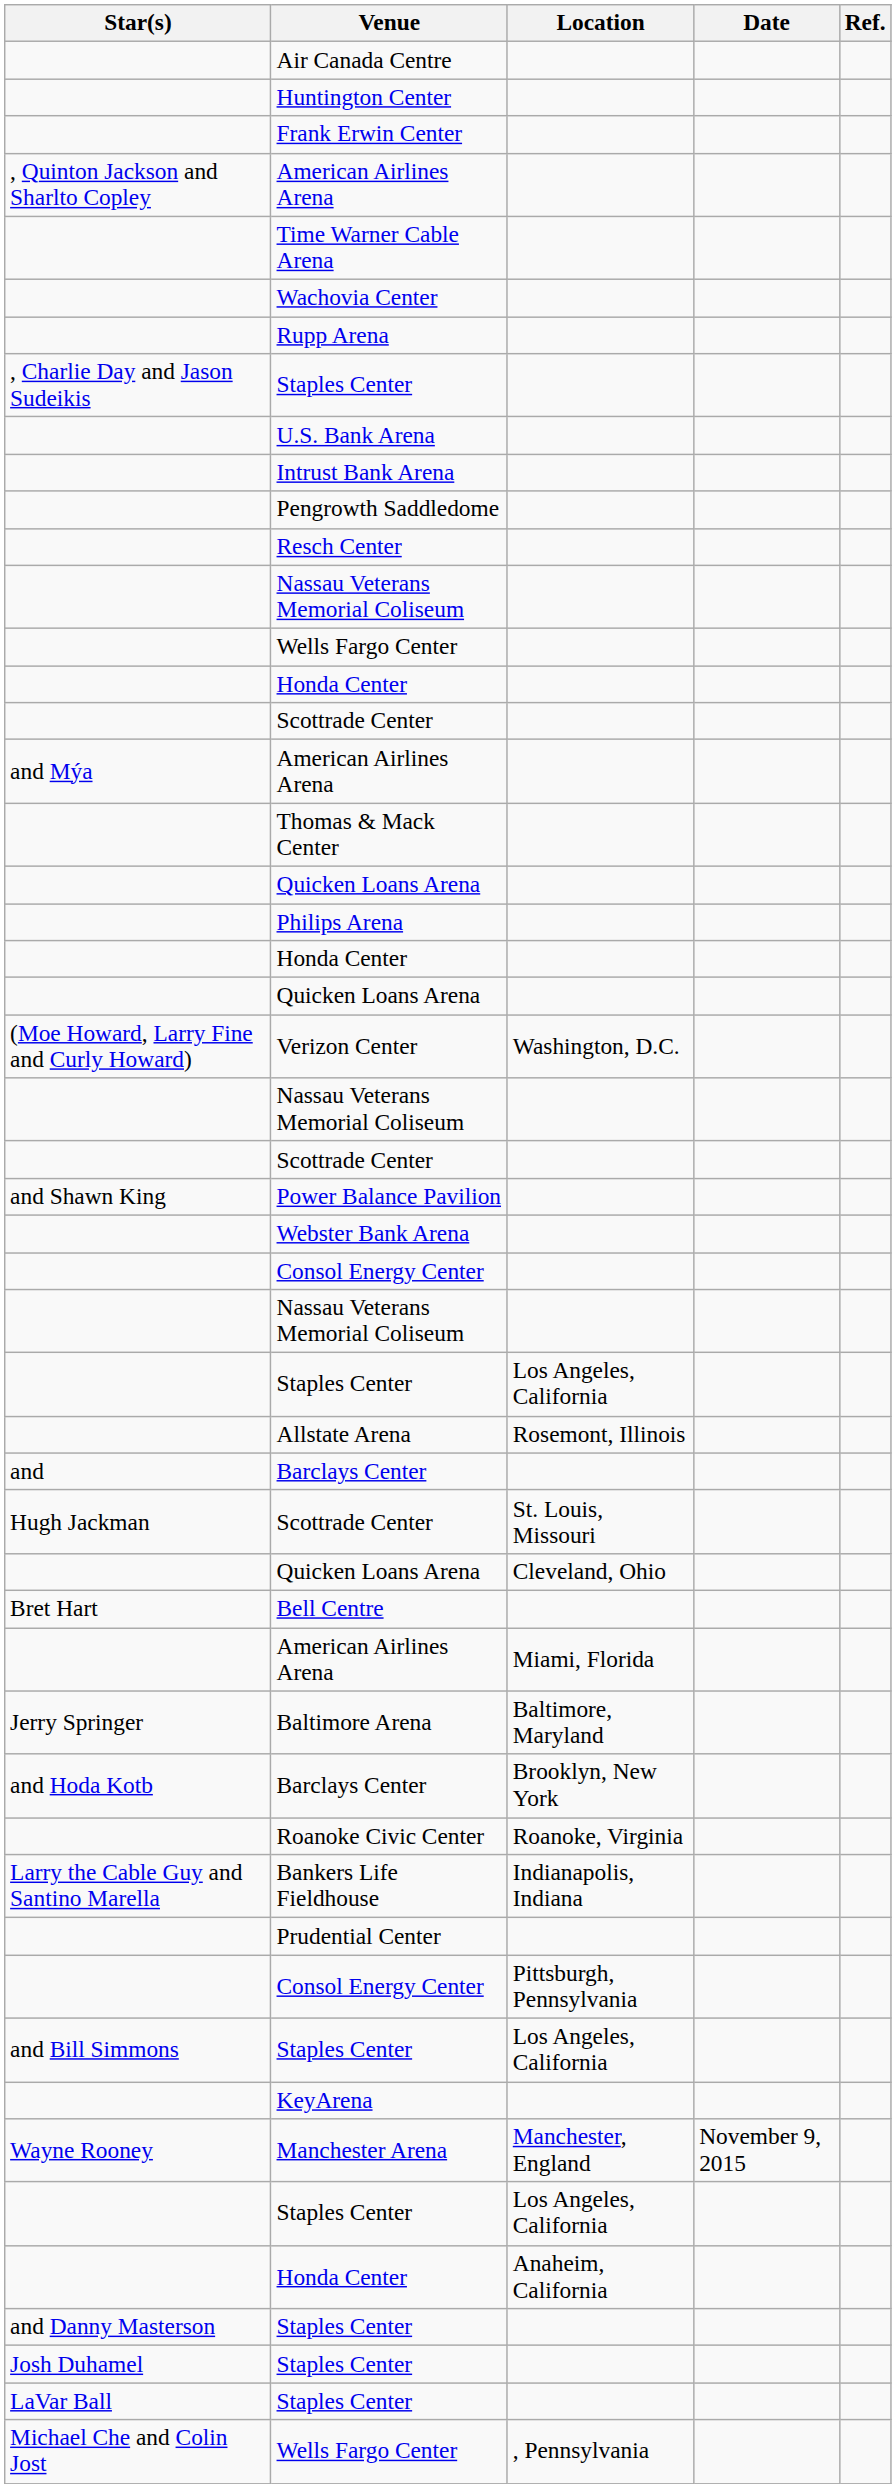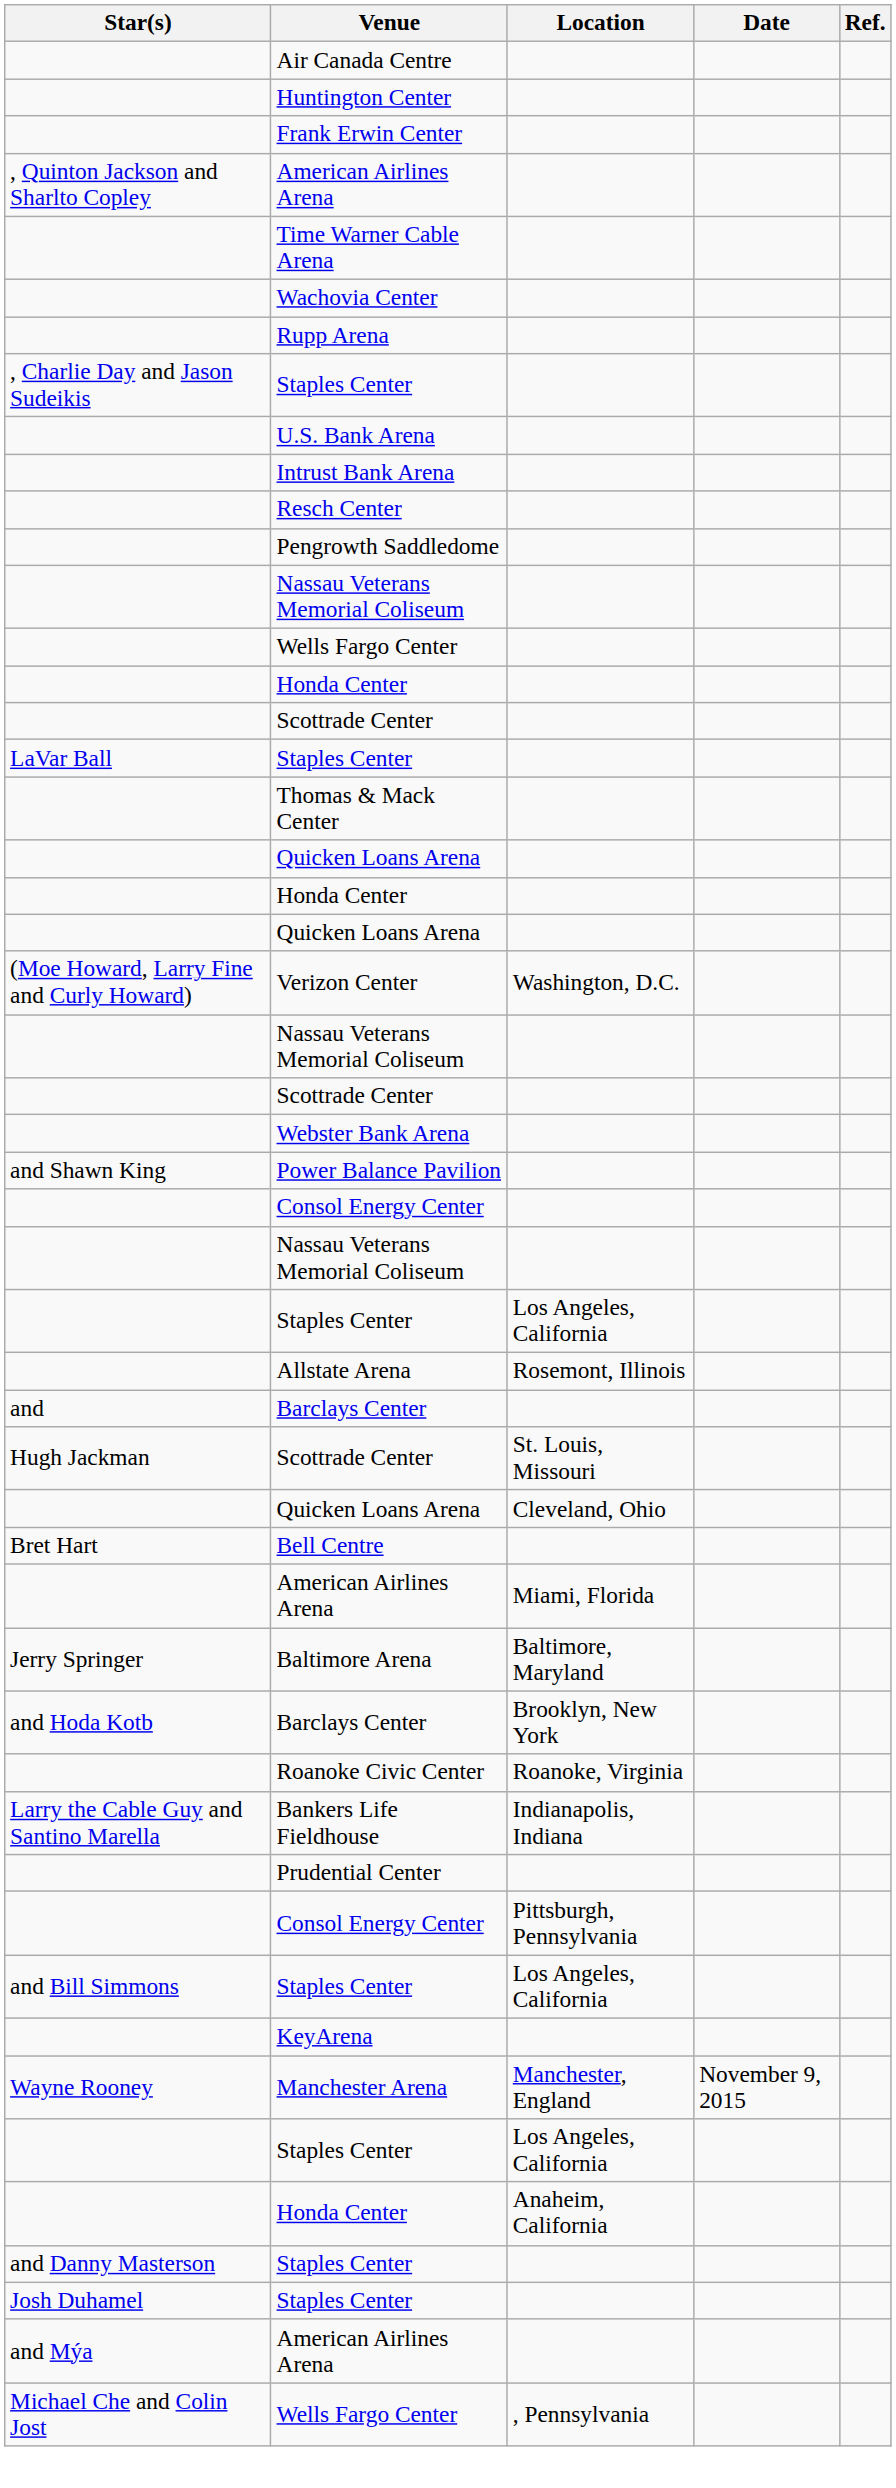rows swapped: (138, 510) <-> (138, 547)
rows swapped: (51, 771) <-> (61, 2400)
- row: (138, 922)
rows swapped: (138, 1234) <-> (88, 1196)
